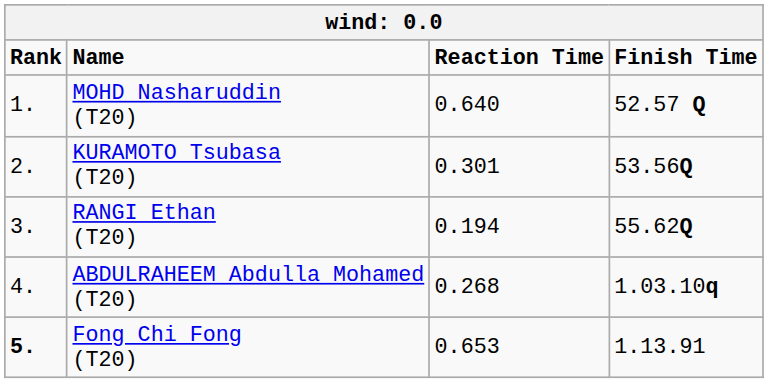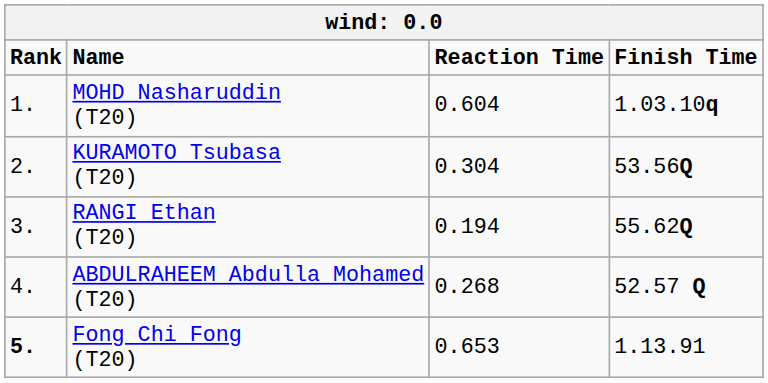(467, 106) 0.640 -> (467, 106) 0.604
(660, 106) 52.57 Q -> (666, 106) 1.03.10q
(467, 166) 0.301 -> (467, 166) 0.304
(666, 287) 1.03.10q -> (660, 287) 52.57 Q
